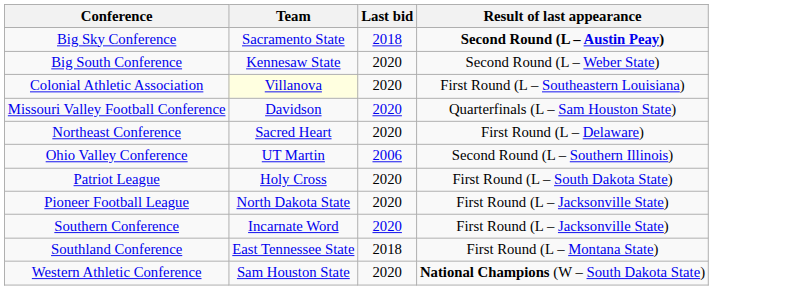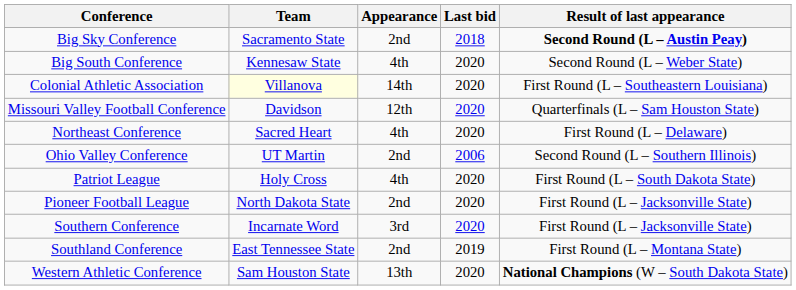+ column: (399, 16)
(387, 249) 2018 -> (470, 249) 2019
